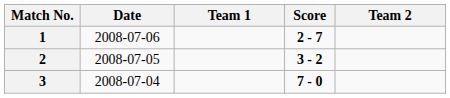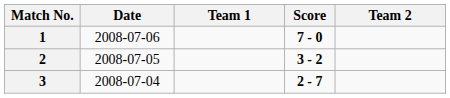(310, 37) 2 - 7 -> (310, 37) 7 - 0
(310, 81) 7 - 0 -> (310, 81) 2 - 7
